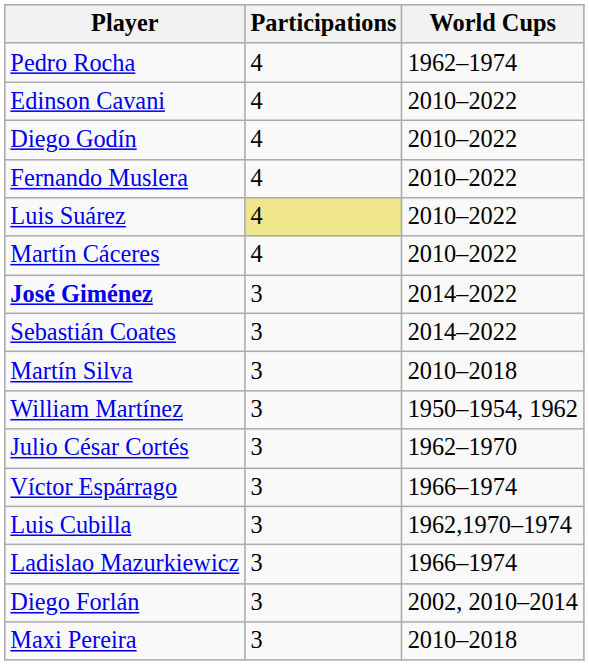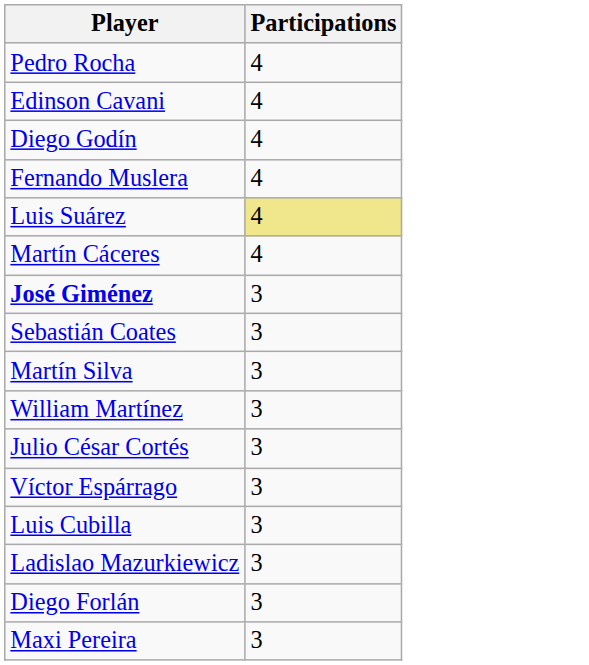- column: (493, 23)
